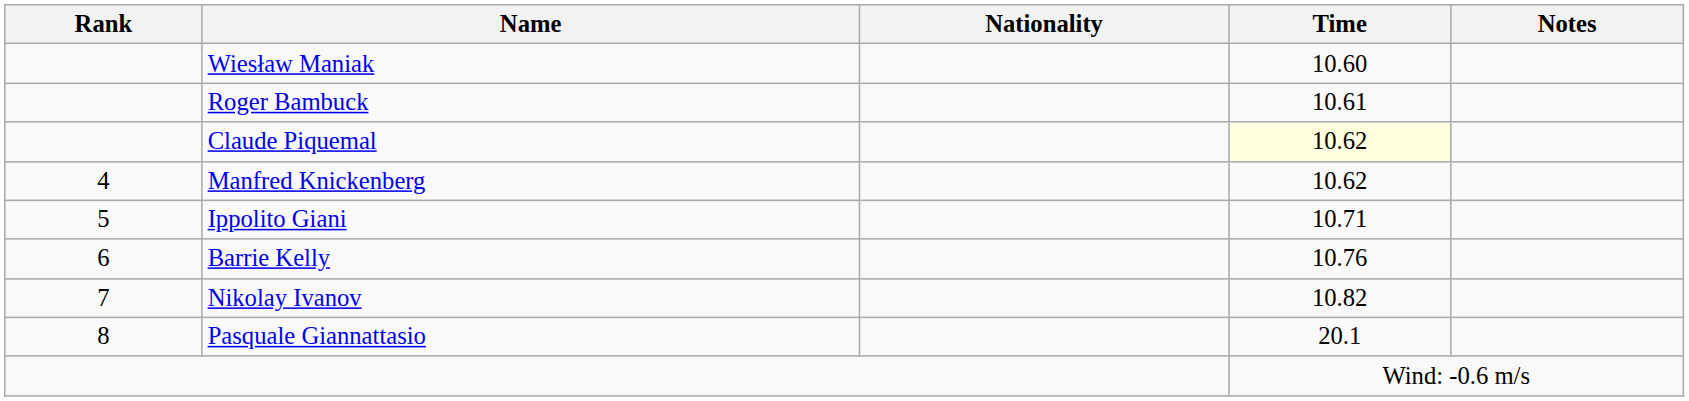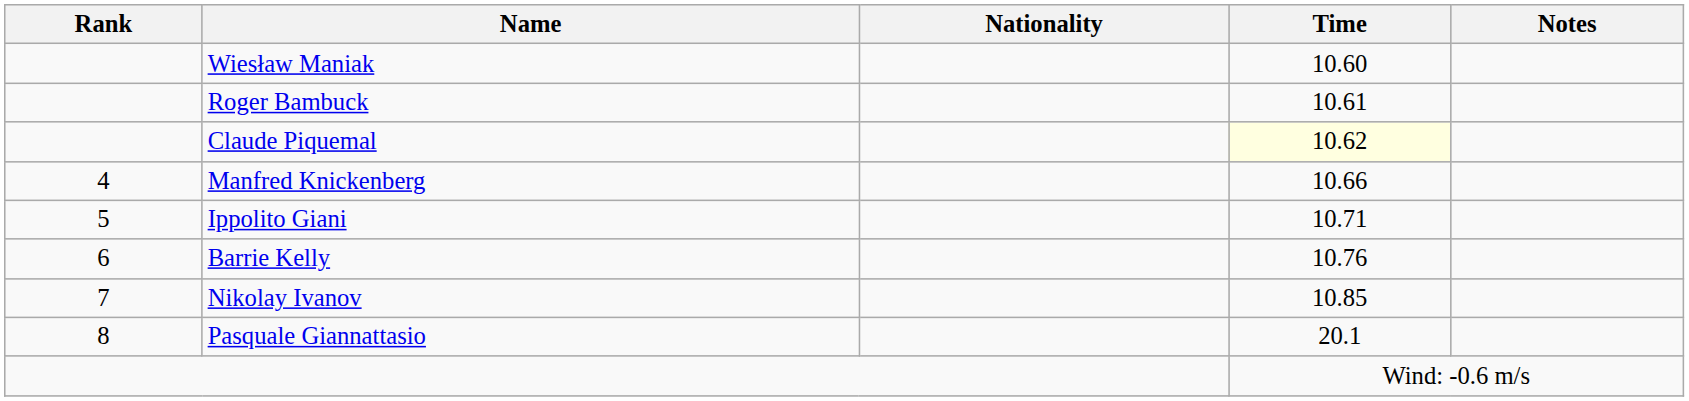(1340, 180) 10.62 -> (1340, 180) 10.66
(1340, 297) 10.82 -> (1340, 297) 10.85
